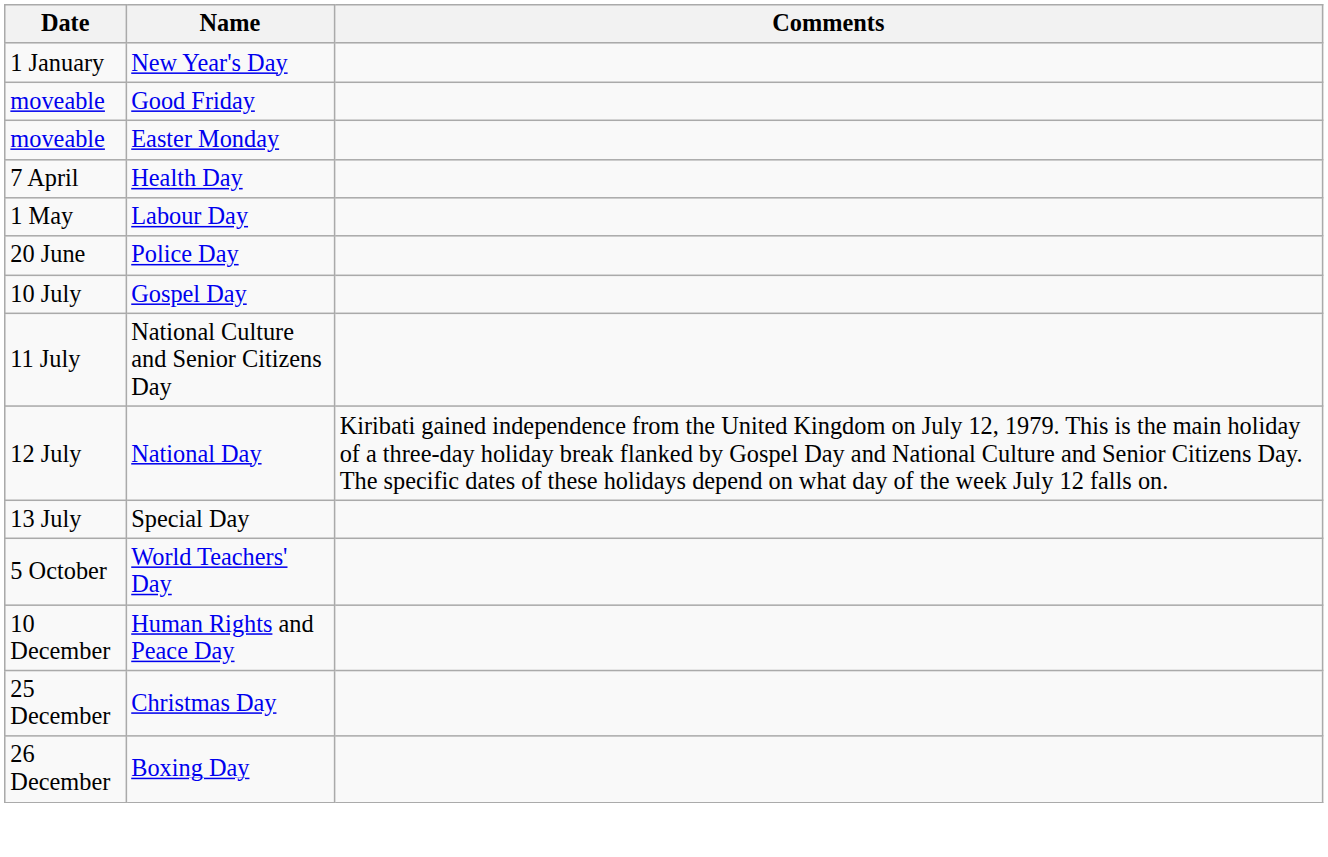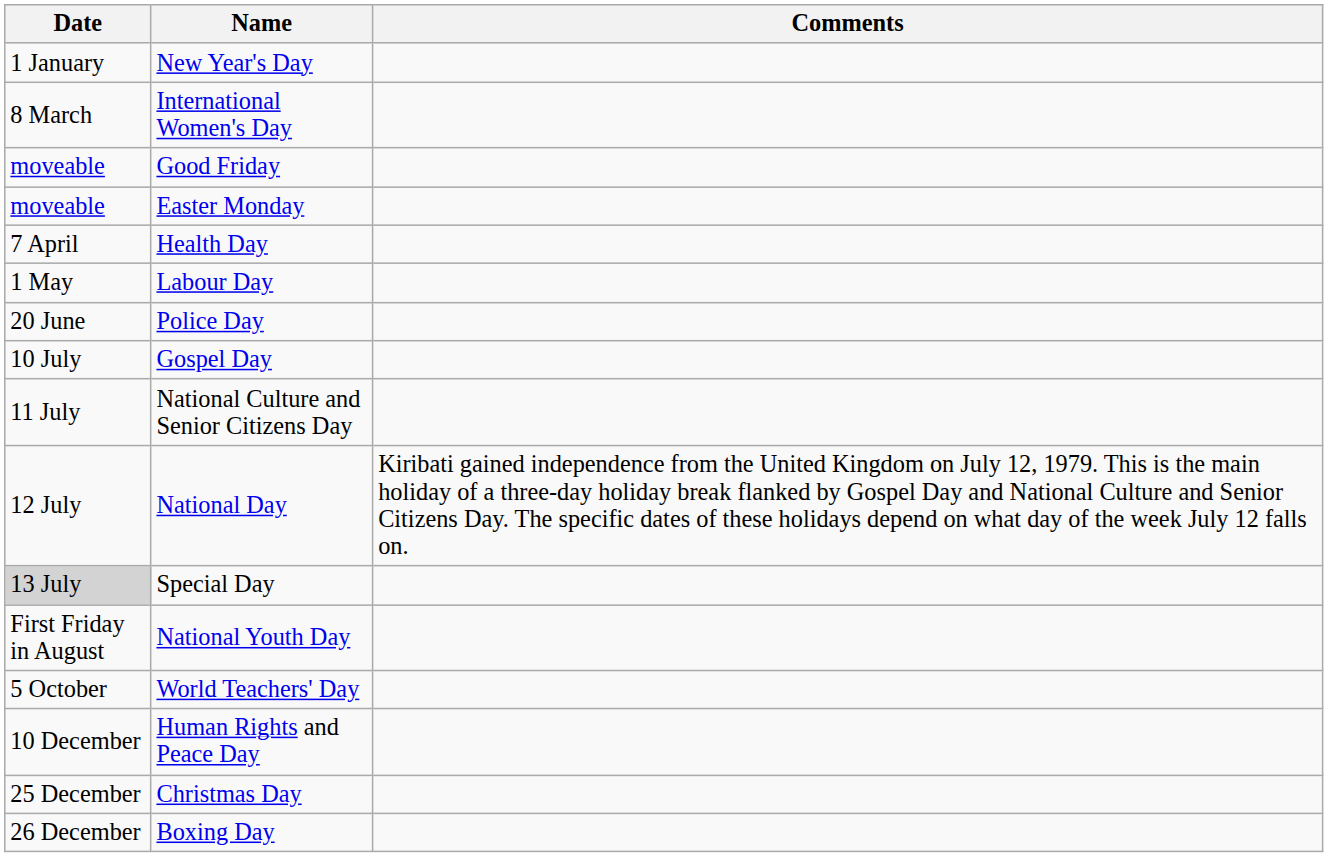+ row: (224, 114)
(46, 518) no background -> (46, 584) lightgrey background
+ row: (253, 637)
